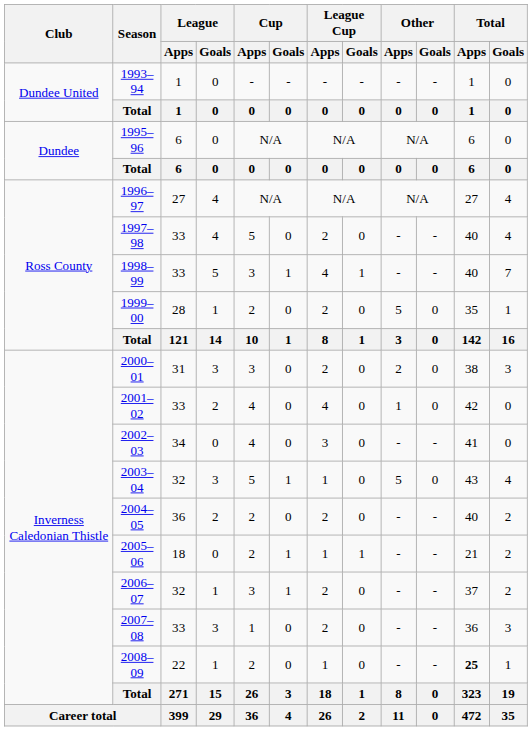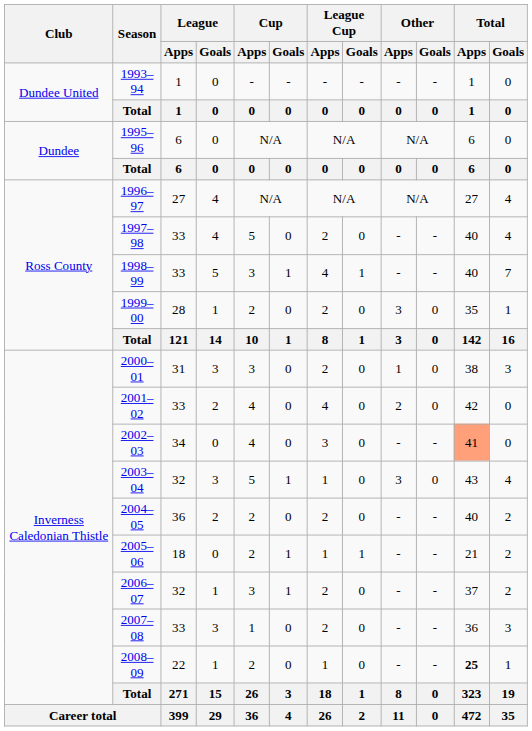(398, 310) 5 -> (398, 310) 3
(398, 368) 2 -> (398, 368) 1
(398, 405) 1 -> (398, 405) 2
(472, 442) no background -> (472, 442) lightsalmon background
(398, 479) 5 -> (398, 479) 3
